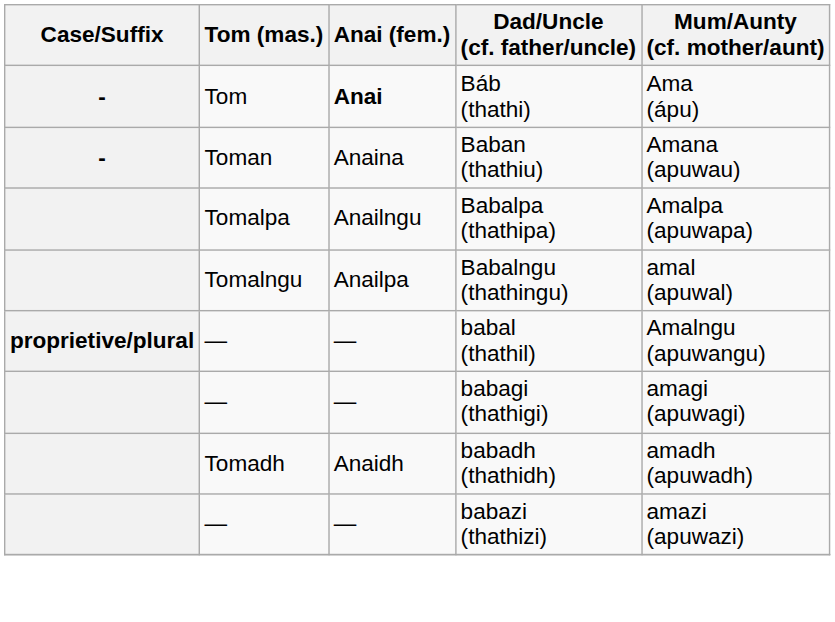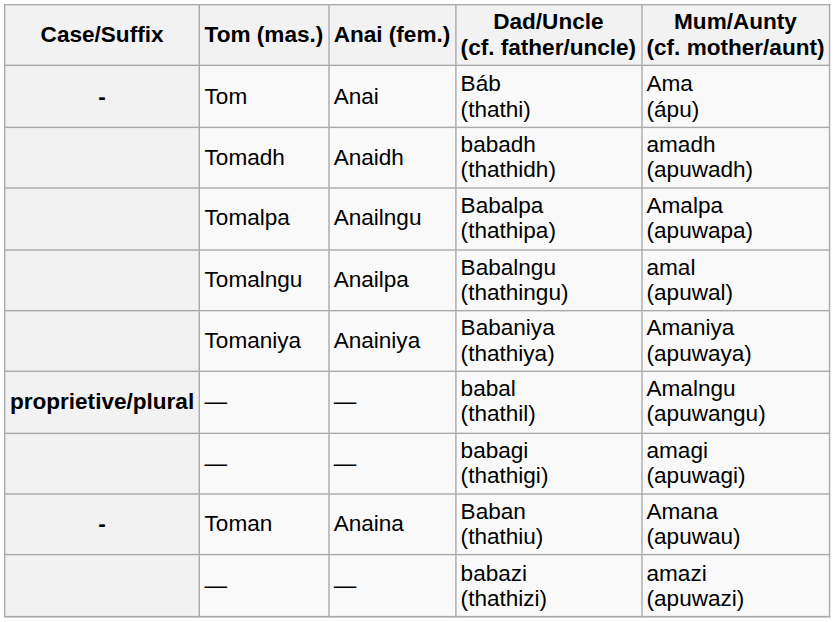(358, 96) bold -> (356, 96) normal
rows swapped: (502, 157) <-> (508, 463)
+ row: (508, 340)
